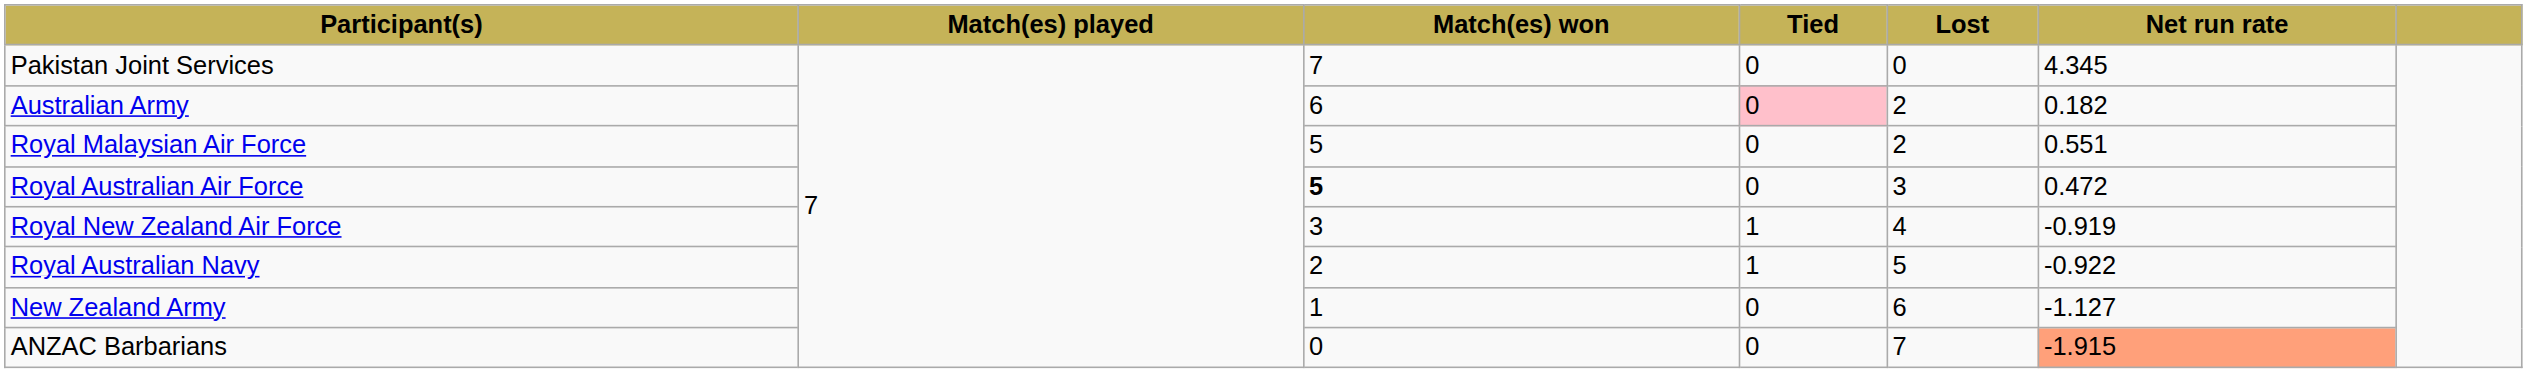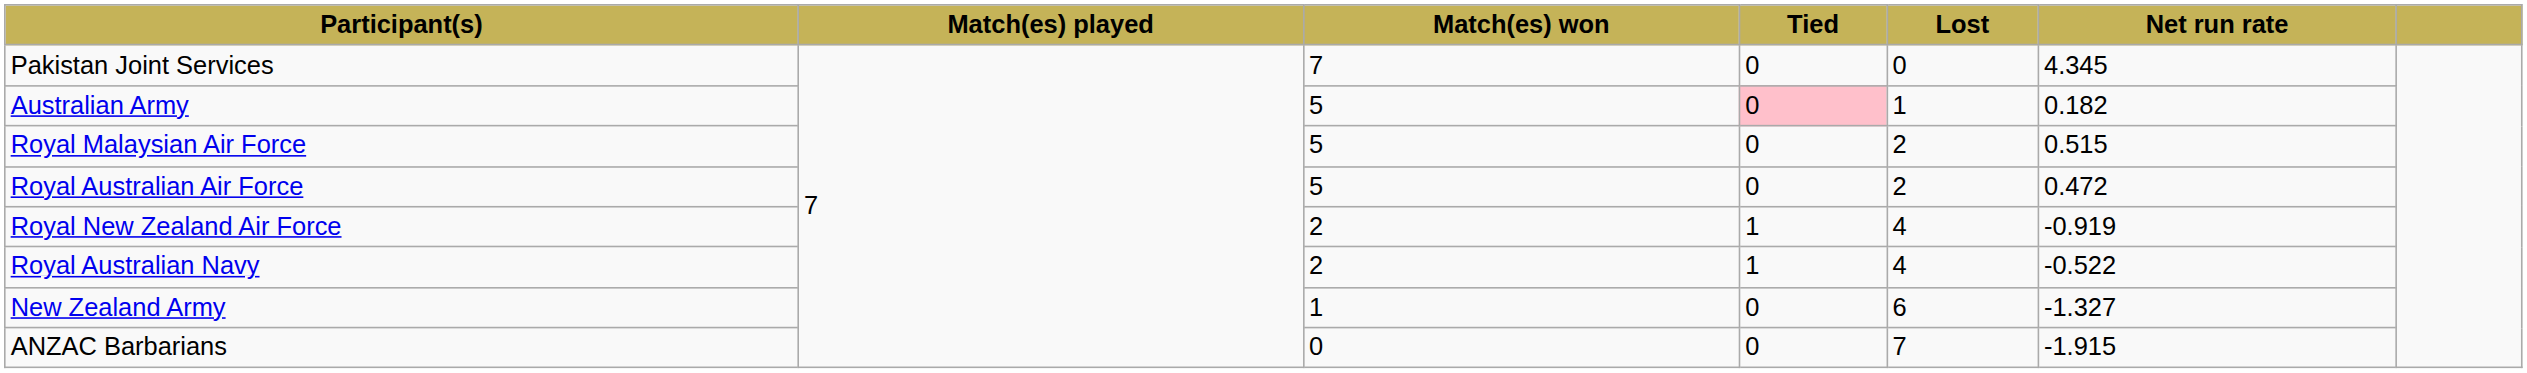(1316, 105) 6 -> (1316, 105) 5
(1900, 105) 2 -> (1900, 105) 1
(2076, 145) 0.551 -> (2076, 145) 0.515
(1316, 186) bold -> (1316, 186) normal
(1900, 186) 3 -> (1900, 186) 2
(1316, 226) 3 -> (1316, 226) 2
(1900, 266) 5 -> (1900, 266) 4
(2080, 266) -0.922 -> (2080, 266) -0.522
(2080, 307) -1.127 -> (2080, 307) -1.327
(2080, 347) lightsalmon background -> (2080, 347) no background
